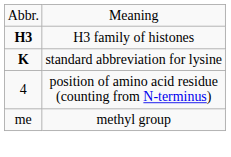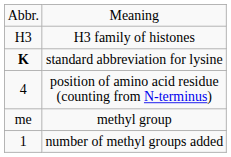(23, 37) bold -> (23, 37) normal
+ row: (134, 141)
